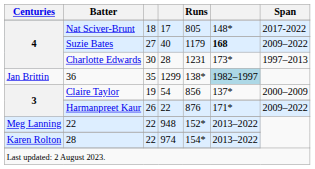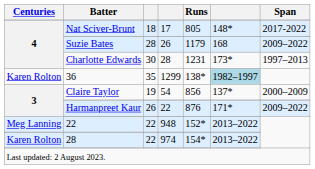(151, 44) 27 -> (151, 44) 28
(166, 44) 40 -> (166, 44) 26
(220, 44) bold -> (220, 44) normal
(28, 76) Jan Brittin -> (34, 76) Karen Rolton
